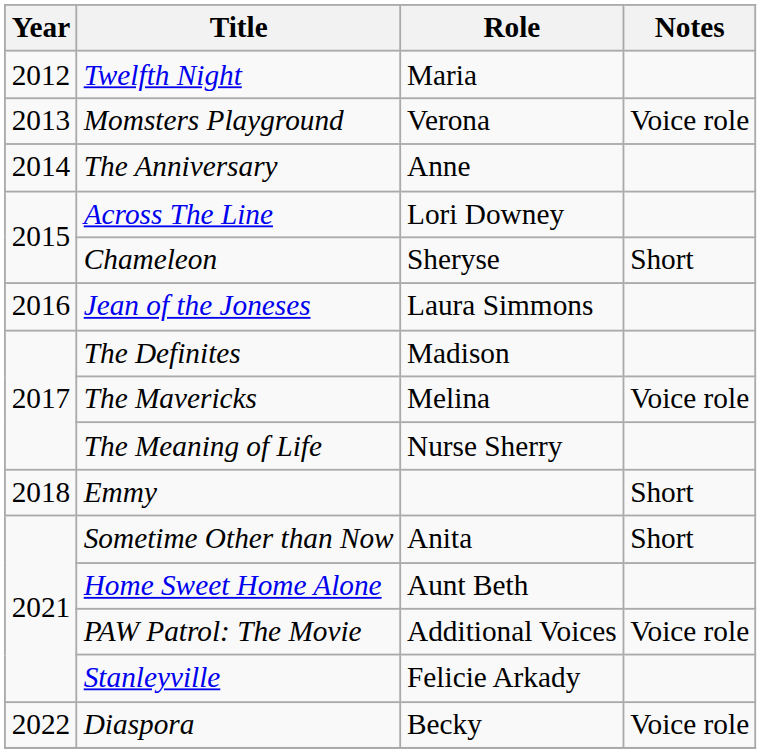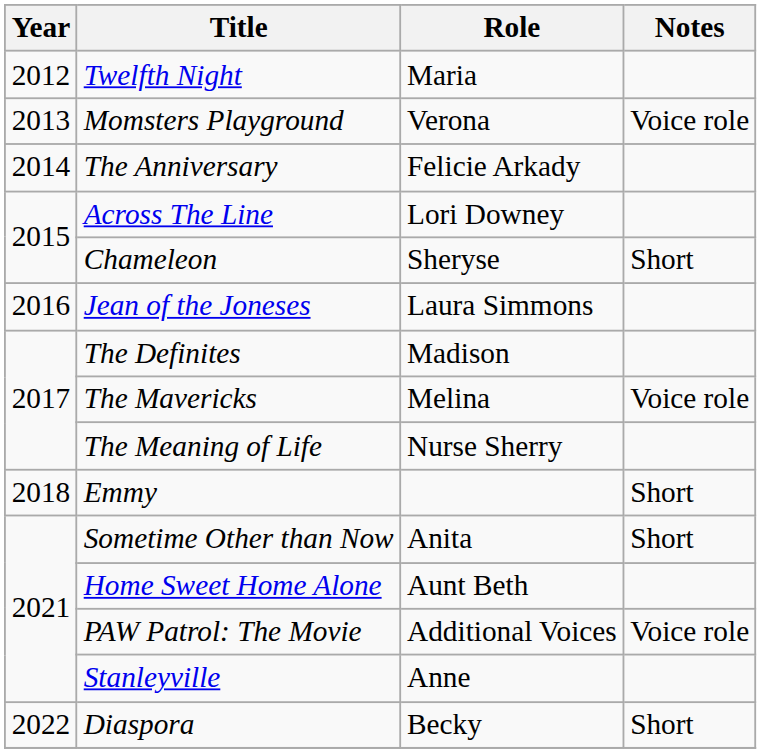(439, 167) Anne -> (494, 167) Felicie Arkady
(494, 677) Felicie Arkady -> (439, 677) Anne
(690, 724) Voice role -> (662, 724) Short
